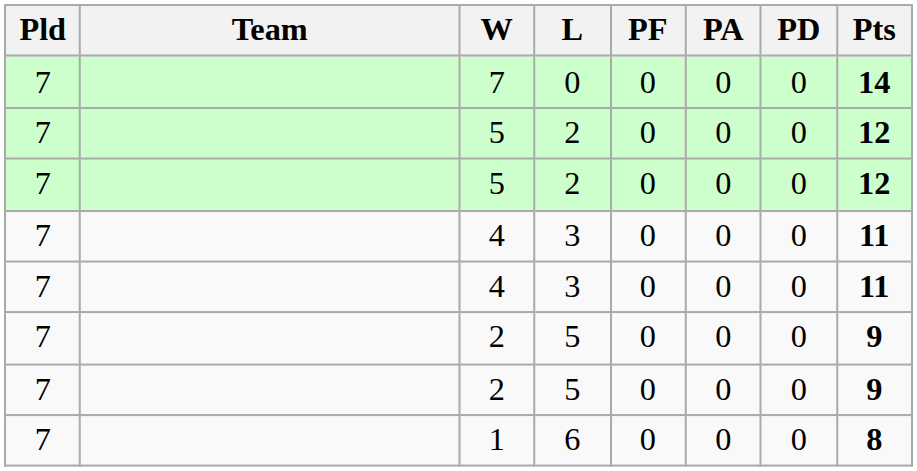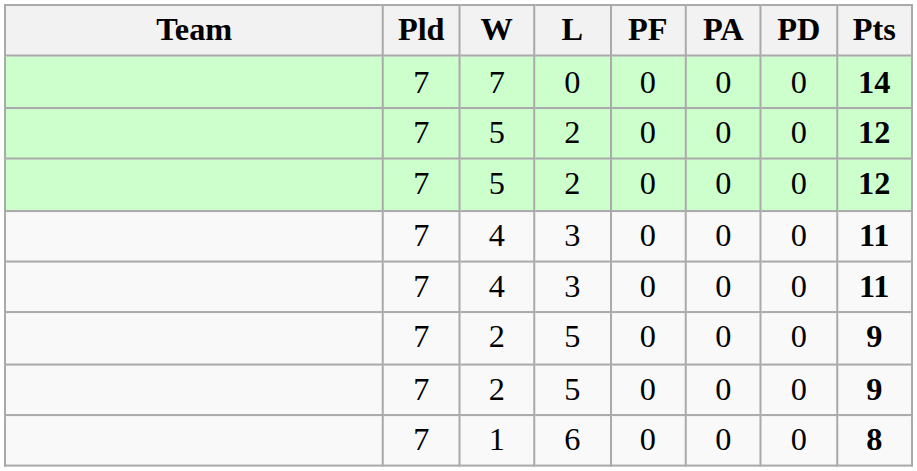columns swapped: (270, 30) <-> (43, 30)
